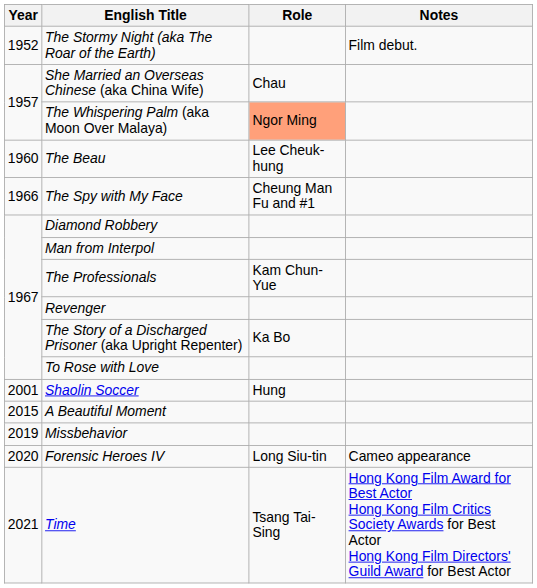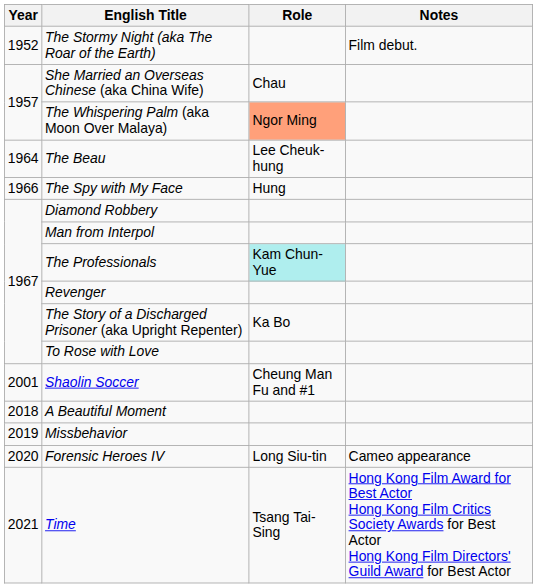(23, 158) 1960 -> (23, 158) 1964
(292, 196) Cheung Man Fu and #1 -> (269, 188) Hung
(288, 278) no background -> (288, 262) paleturquoise background
(269, 390) Hung -> (292, 382) Cheung Man Fu and #1
(23, 412) 2015 -> (23, 412) 2018
